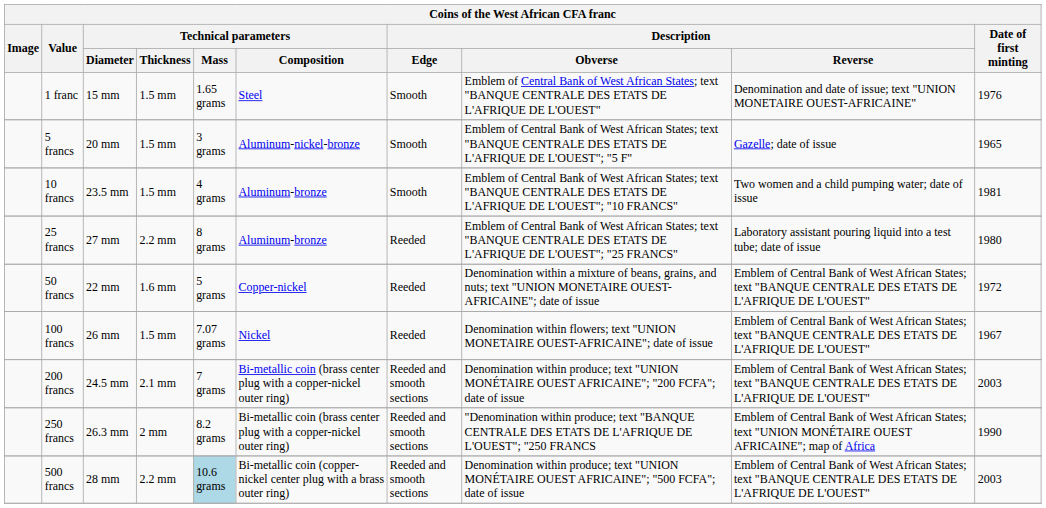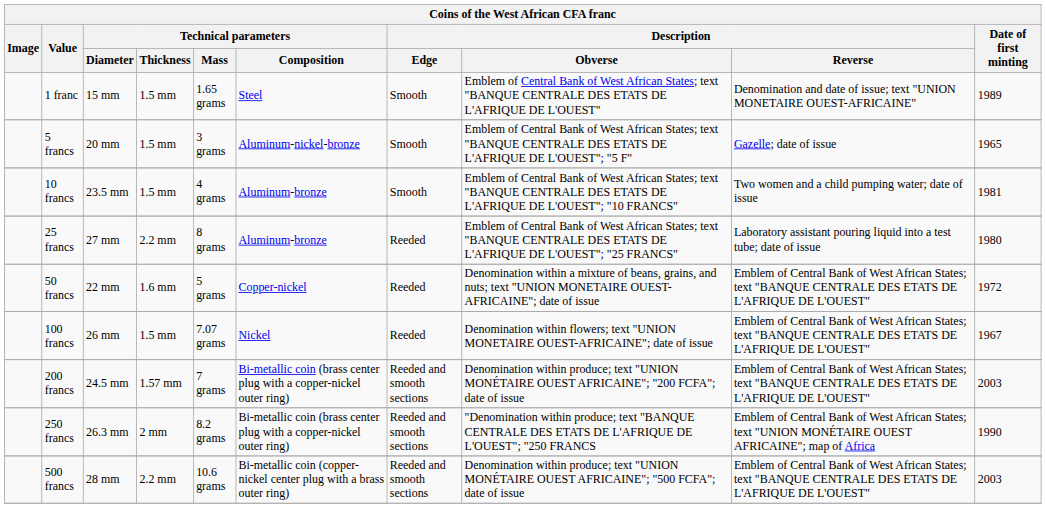(990, 96) 1976 -> (990, 96) 1989
(158, 384) 2.1 mm -> (161, 384) 1.57 mm
(211, 479) lightblue background -> (211, 479) no background
